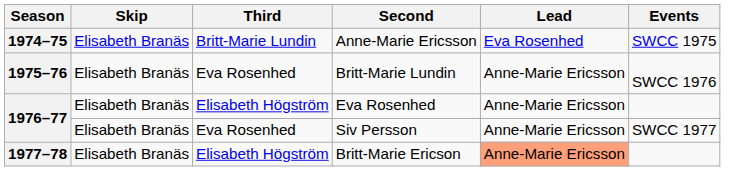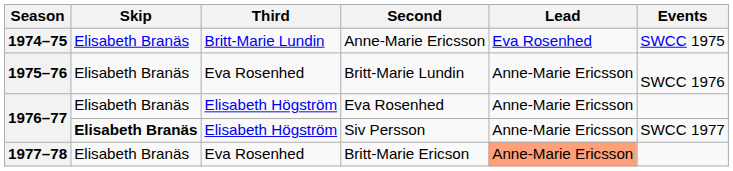(132, 130) normal -> (136, 130) bold
(246, 130) Eva Rosenhed -> (271, 130) Elisabeth Högström
(262, 154) Elisabeth Högström -> (254, 154) Eva Rosenhed
